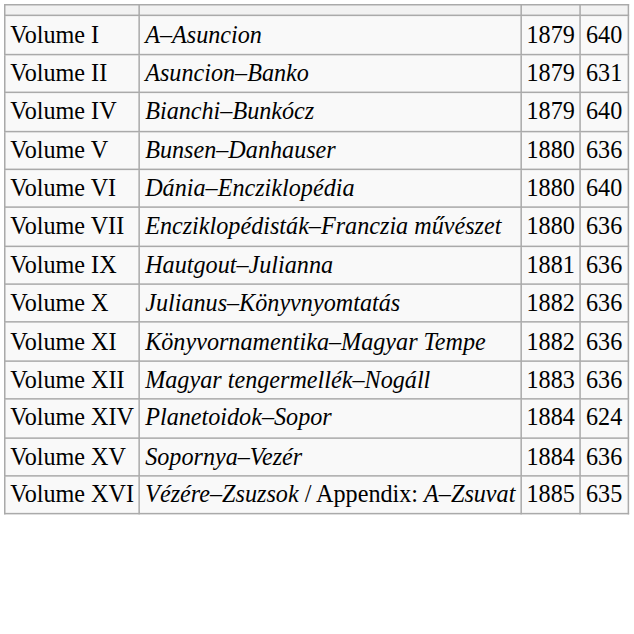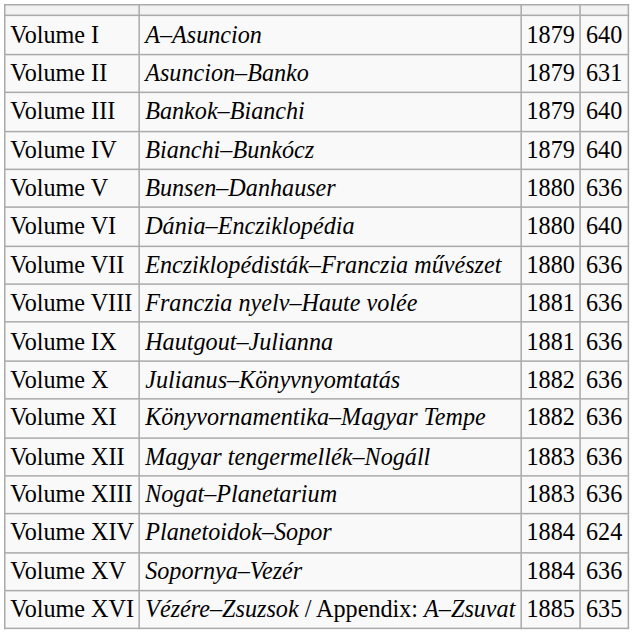+ row: (63, 111)
+ row: (71, 303)
+ row: (72, 494)
